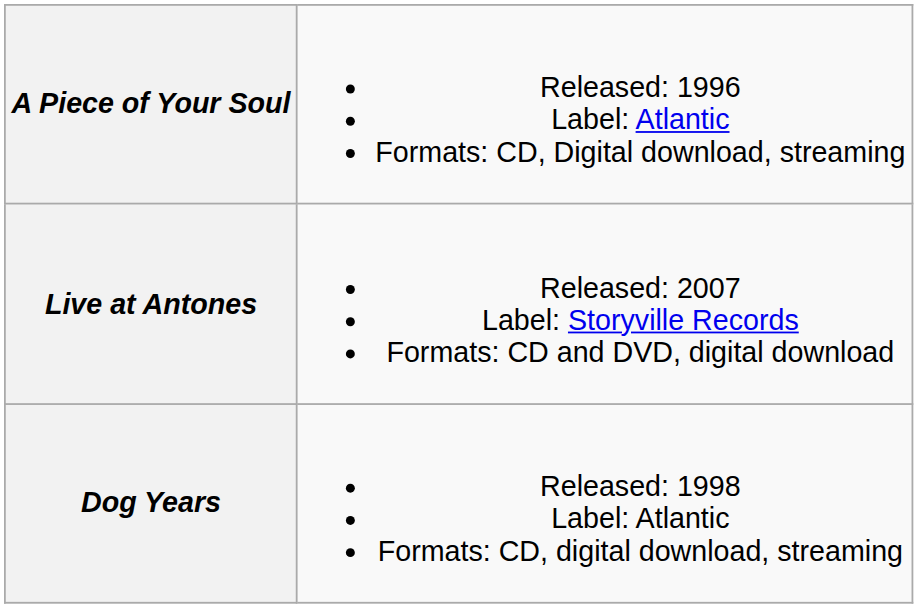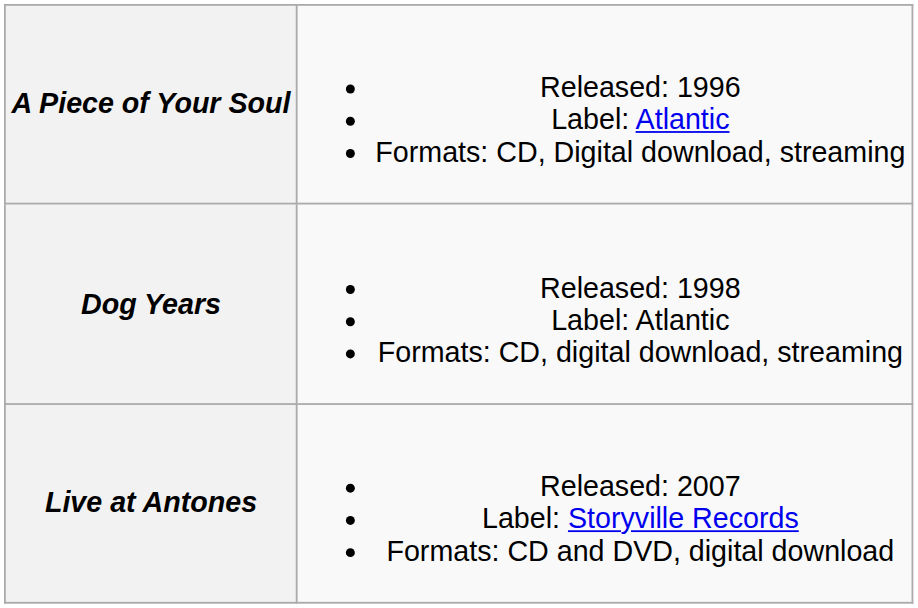rows swapped: (151, 502) <-> (151, 303)
